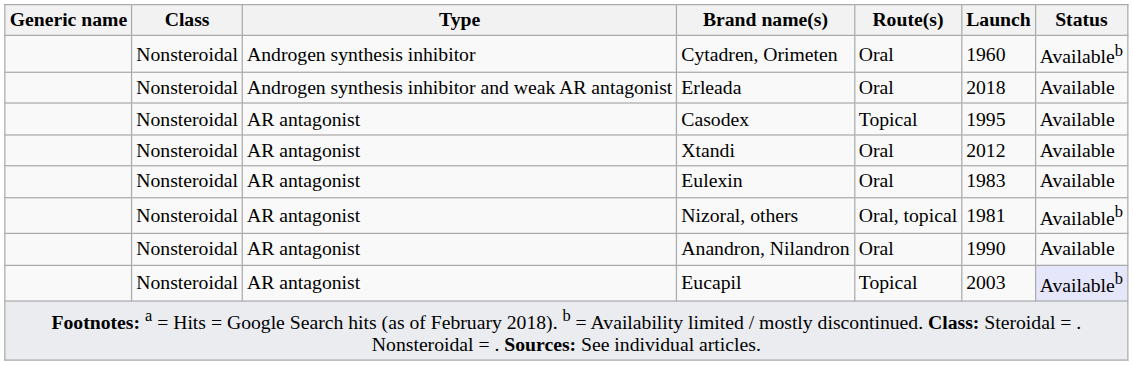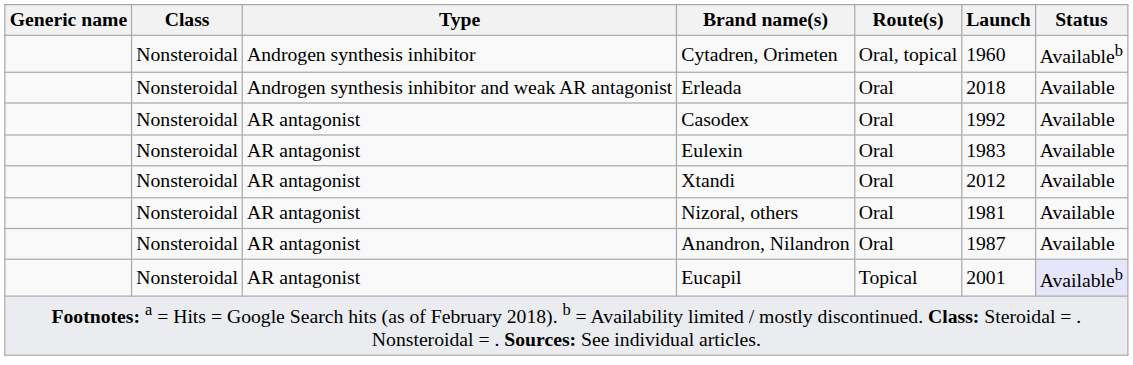(876, 53) Oral -> (908, 53) Oral, topical
(888, 119) Topical -> (876, 119) Oral
(986, 119) 1995 -> (986, 119) 1992
rows swapped: (708, 150) <-> (712, 181)
(908, 215) Oral, topical -> (876, 212) Oral
(1081, 215) Availableb -> (1077, 212) Available
(986, 249) 1990 -> (986, 243) 1987
(986, 283) 2003 -> (986, 277) 2001
